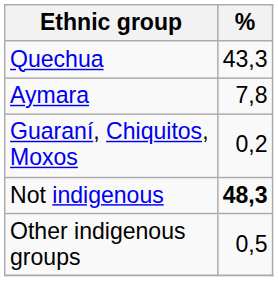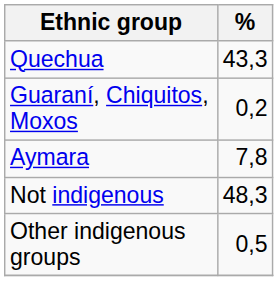rows swapped: (50, 95) <-> (109, 145)
(245, 194) bold -> (245, 194) normal
